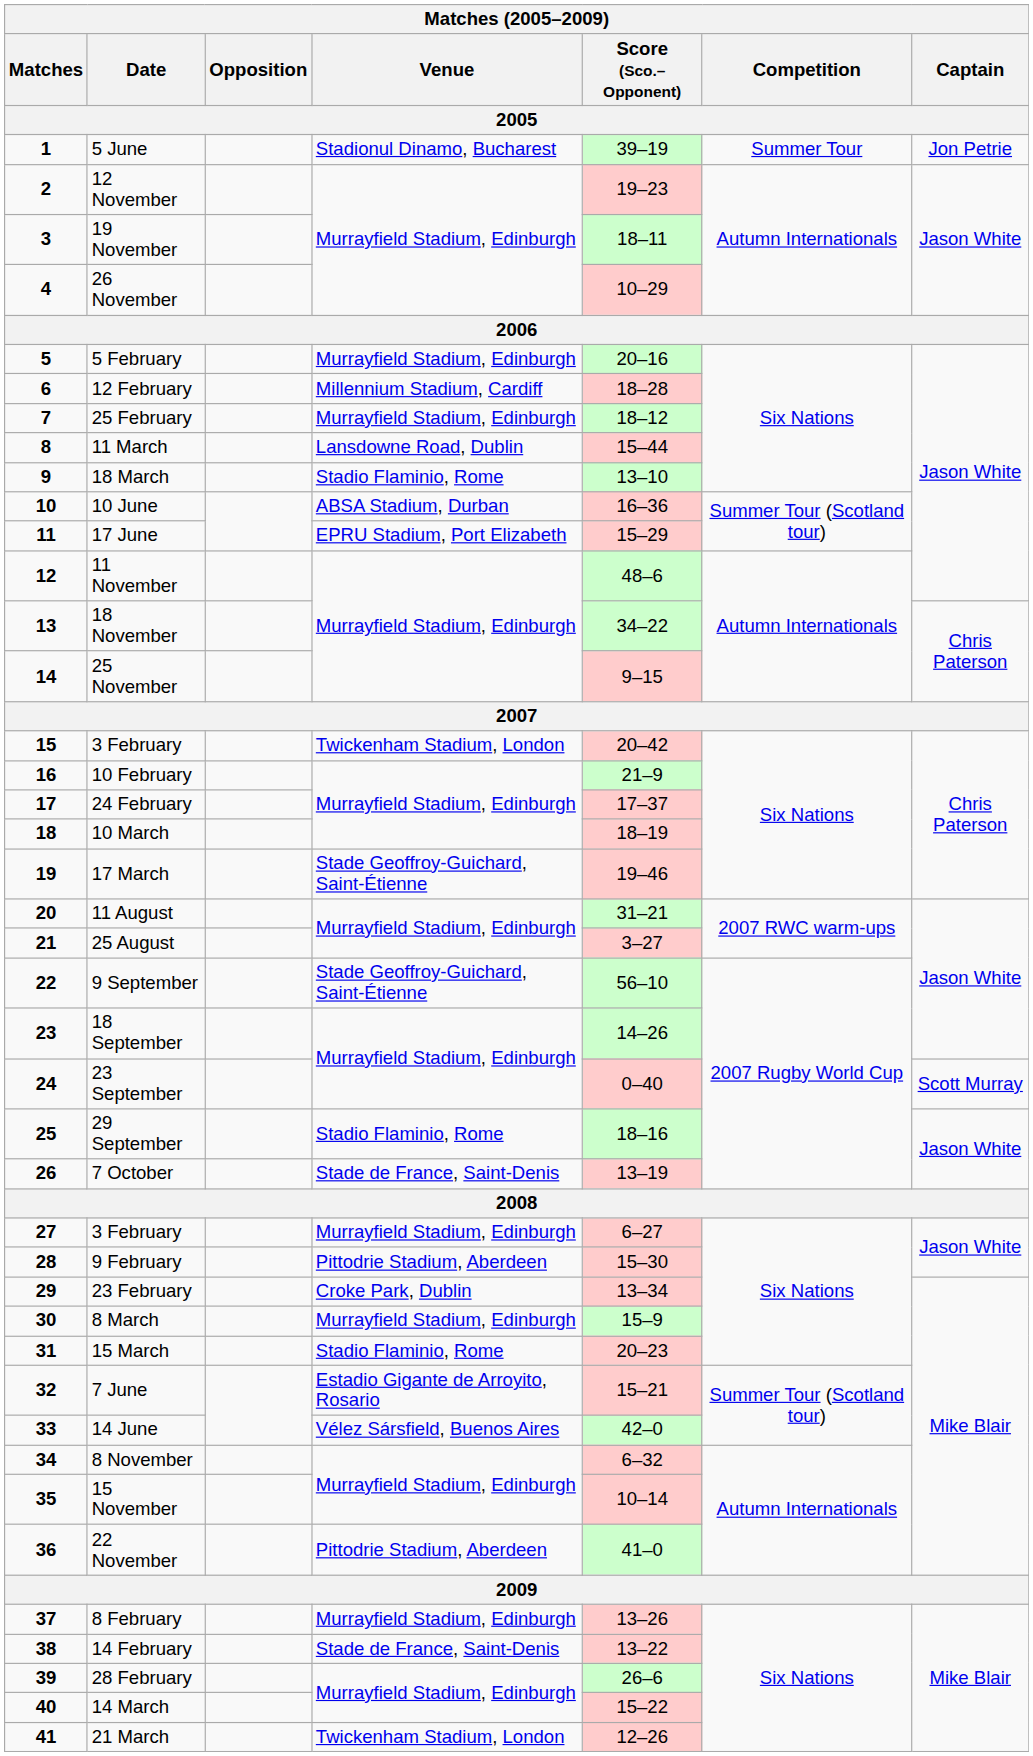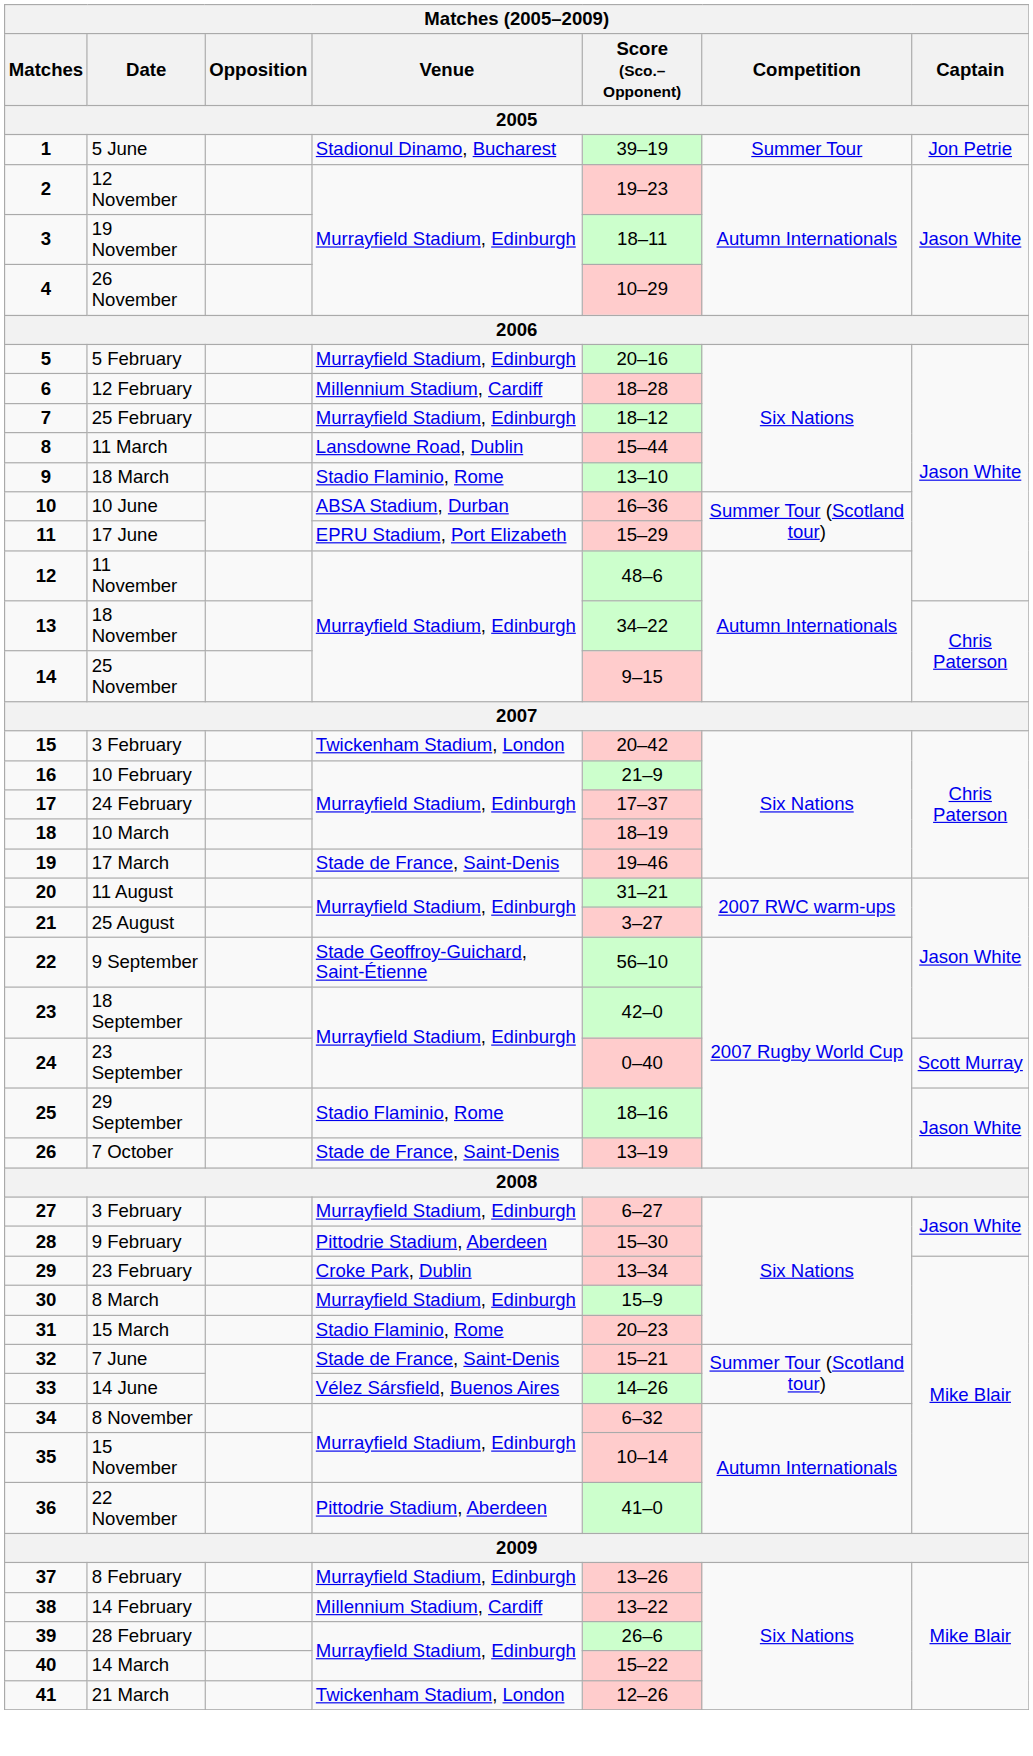(421, 873) Stade Geoffroy-Guichard, Saint-Étienne -> (438, 863) Stade de France, Saint-Denis
(642, 1033) 14–26 -> (642, 1012) 42–0
(431, 1390) Estadio Gigante de Arroyito, Rosario -> (438, 1358) Stade de France, Saint-Denis
(642, 1430) 42–0 -> (642, 1388) 14–26
(438, 1648) Stade de France, Saint-Denis -> (429, 1606) Millennium Stadium, Cardiff
